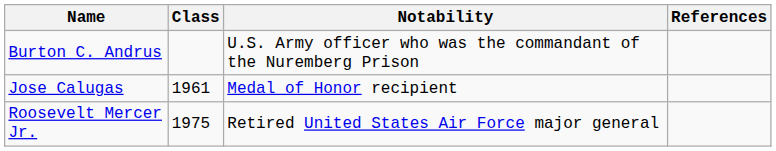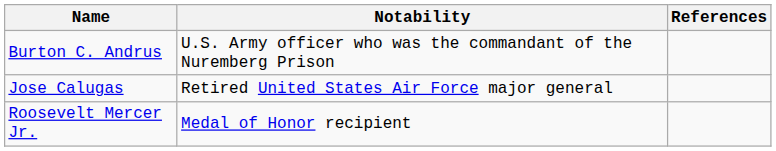- column: (196, 18)
(342, 88) Medal of Honor recipient -> (397, 88) Retired United States Air Force major general
(443, 124) Retired United States Air Force major general -> (296, 124) Medal of Honor recipient
